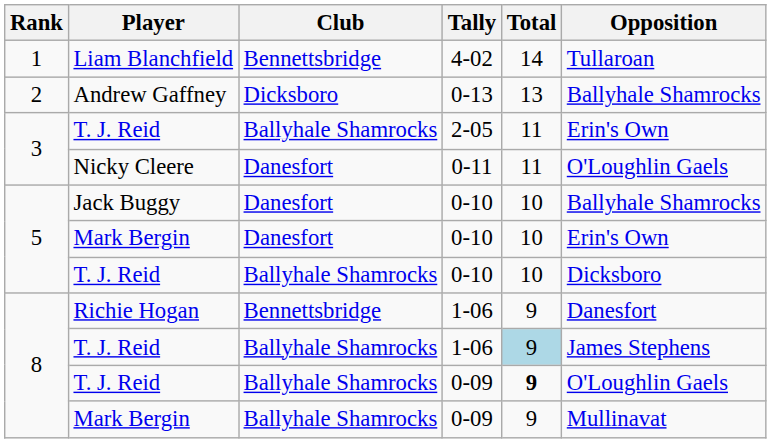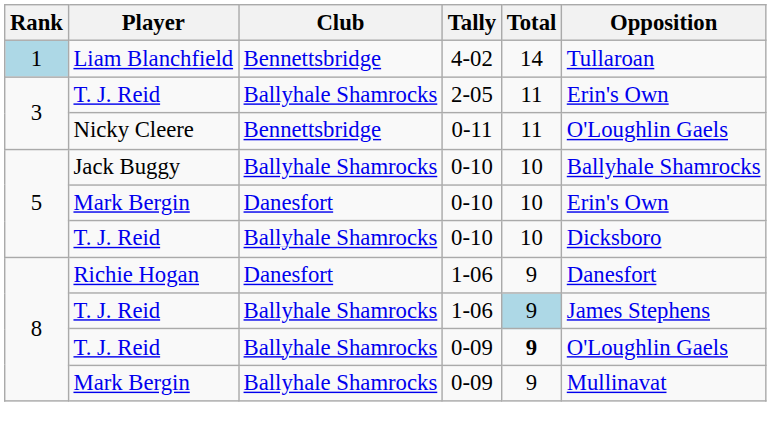(36, 58) no background -> (36, 58) lightblue background
- row: (150, 94)
(288, 166) Danesfort -> (312, 130) Bennettsbridge
(288, 202) Danesfort -> (340, 166) Ballyhale Shamrocks
(312, 310) Bennettsbridge -> (288, 274) Danesfort
